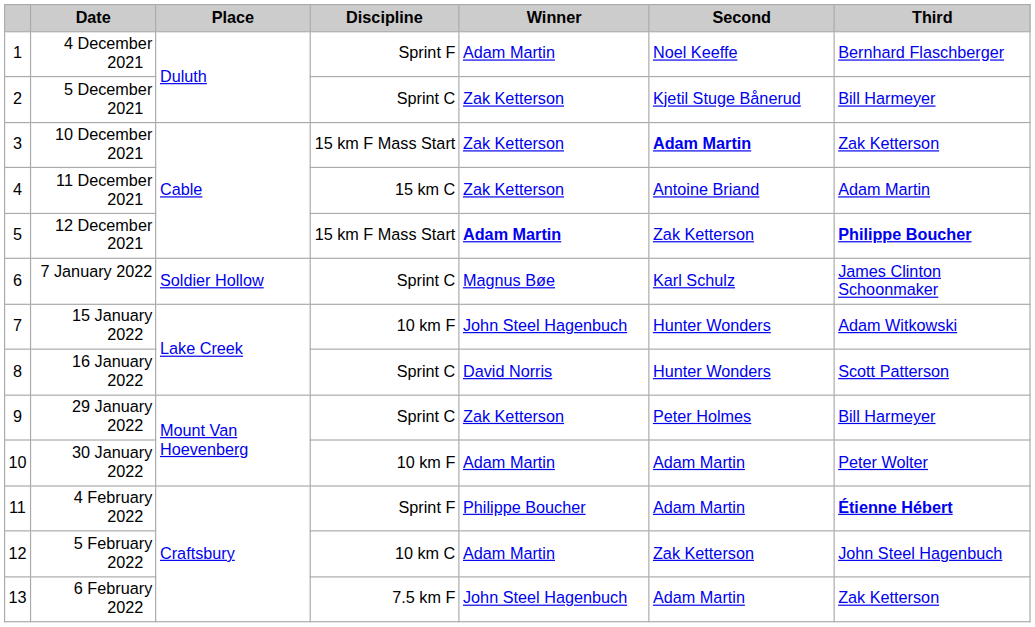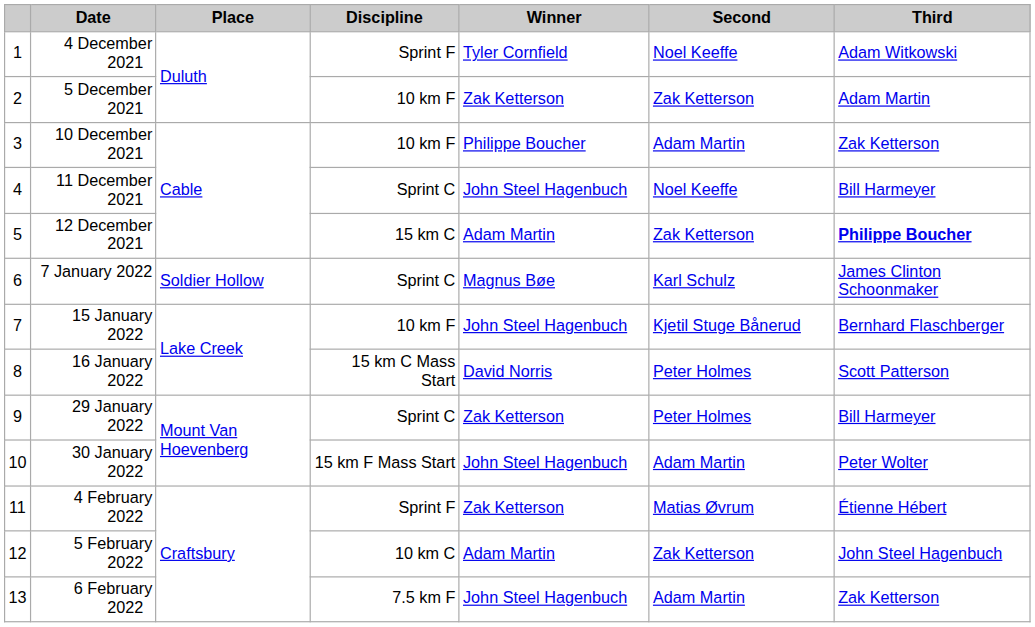(509, 53) Adam Martin -> (515, 53) Tyler Cornfield
(921, 53) Bernhard Flaschberger -> (898, 53) Adam Witkowski
(426, 98) Sprint C -> (426, 98) 10 km F
(727, 98) Kjetil Stuge Bånerud -> (703, 98) Zak Ketterson
(887, 98) Bill Harmeyer -> (884, 98) Adam Martin
(385, 144) 15 km F Mass Start -> (426, 144) 10 km F
(513, 144) Zak Ketterson -> (524, 144) Philippe Boucher
(702, 144) bold -> (699, 144) normal
(425, 189) 15 km C -> (426, 189) Sprint C
(513, 189) Zak Ketterson -> (545, 189) John Steel Hagenbuch
(706, 189) Antoine Briand -> (695, 189) Noel Keeffe
(884, 189) Adam Martin -> (887, 189) Bill Harmeyer
(385, 235) 15 km F Mass Start -> (425, 235) 15 km C
(512, 235) bold -> (509, 235) normal
(712, 326) Hunter Wonders -> (727, 326) Kjetil Stuge Bånerud
(898, 326) Adam Witkowski -> (921, 326) Bernhard Flaschberger
(426, 371) Sprint C -> (403, 371) 15 km C Mass Start
(712, 371) Hunter Wonders -> (702, 371) Peter Holmes
(426, 462) 10 km F -> (385, 462) 15 km F Mass Start
(509, 462) Adam Martin -> (545, 462) John Steel Hagenbuch
(524, 507) Philippe Boucher -> (513, 507) Zak Ketterson
(699, 507) Adam Martin -> (703, 507) Matias Øvrum
(895, 507) bold -> (892, 507) normal
